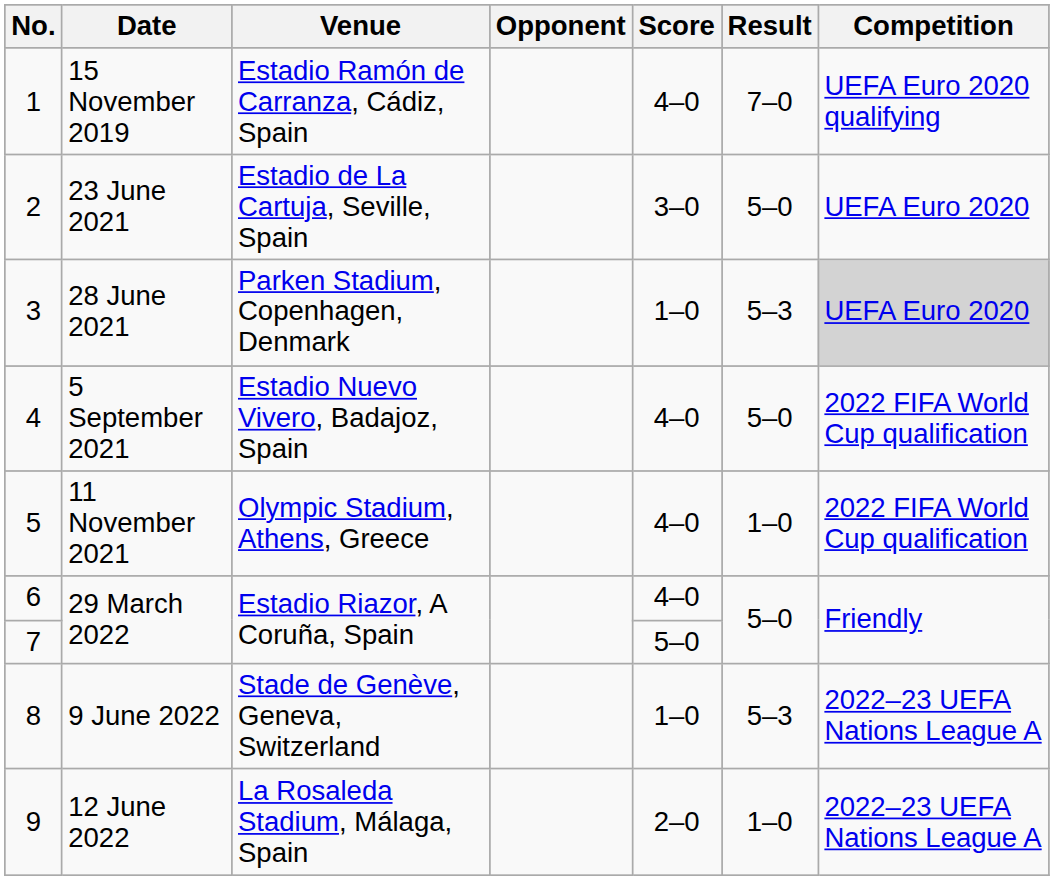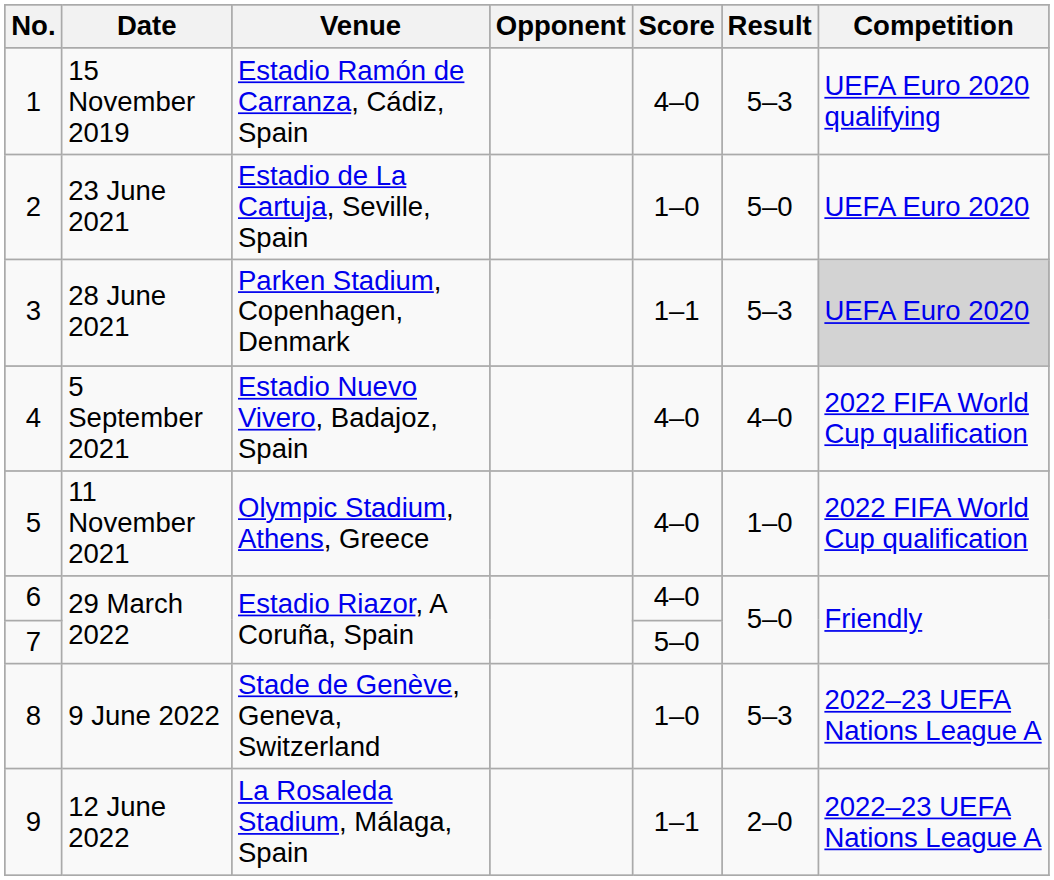(770, 100) 7–0 -> (770, 100) 5–3
(677, 206) 3–0 -> (677, 206) 1–0
(677, 312) 1–0 -> (677, 312) 1–1
(770, 417) 5–0 -> (770, 417) 4–0
(677, 821) 2–0 -> (677, 821) 1–1
(770, 821) 1–0 -> (770, 821) 2–0
